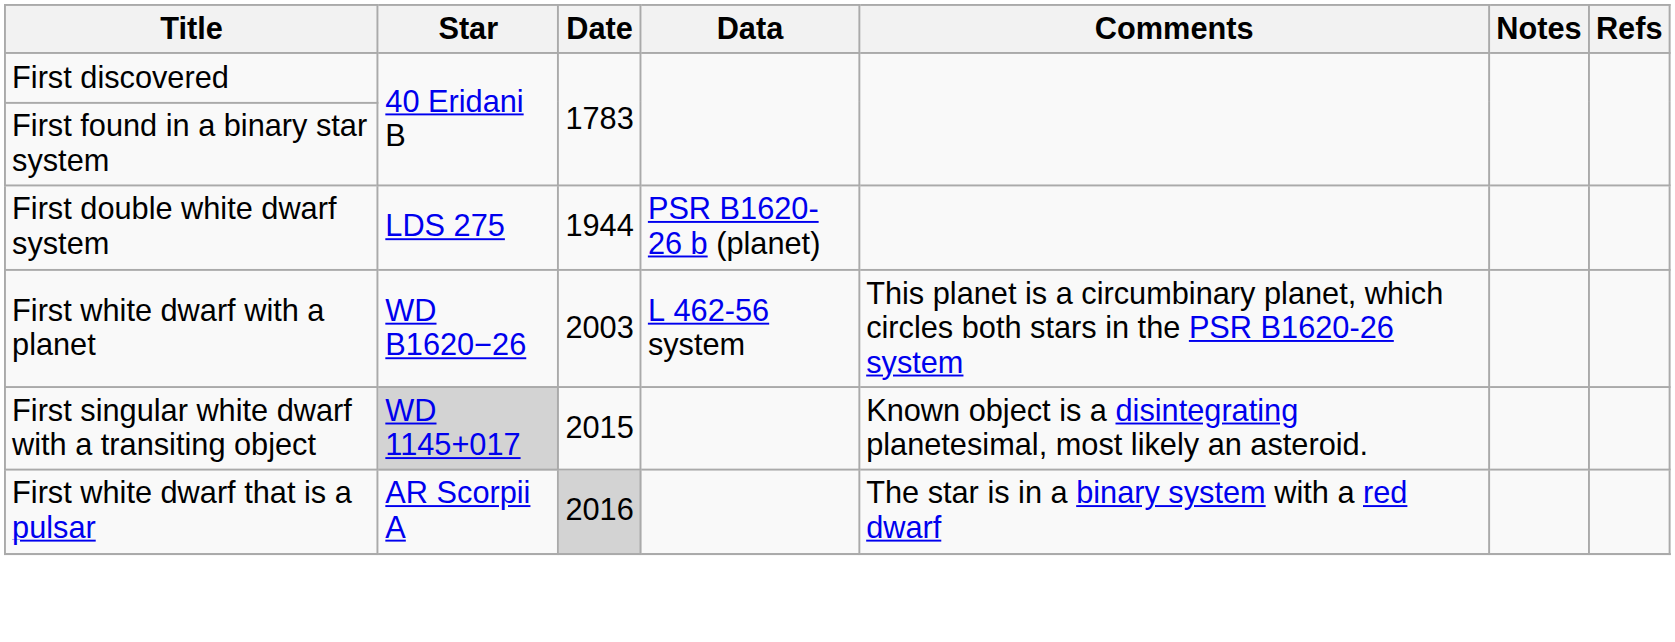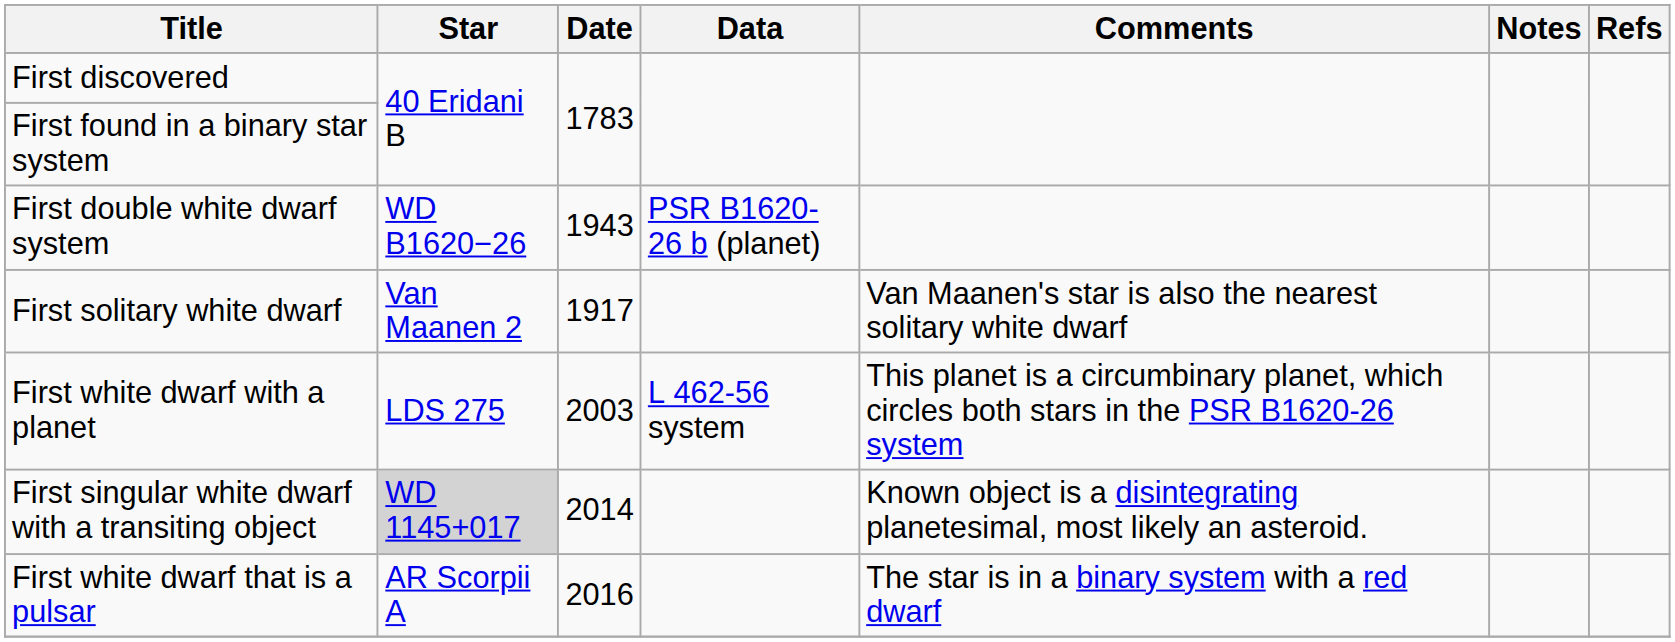(445, 226) LDS 275 -> (456, 226) WD B1620−26
(600, 226) 1944 -> (600, 226) 1943
+ row: (177, 310)
(456, 327) WD B1620−26 -> (445, 410) LDS 275
(600, 427) 2015 -> (600, 511) 2014
(600, 511) lightgrey background -> (600, 594) no background
